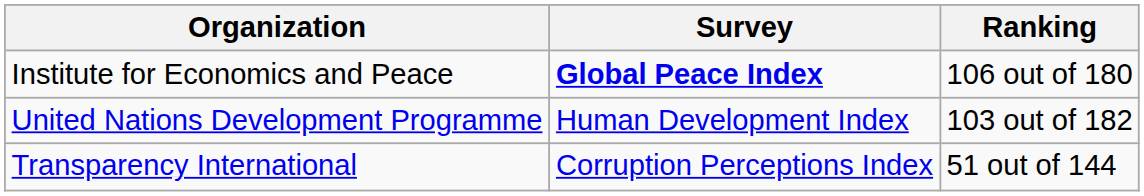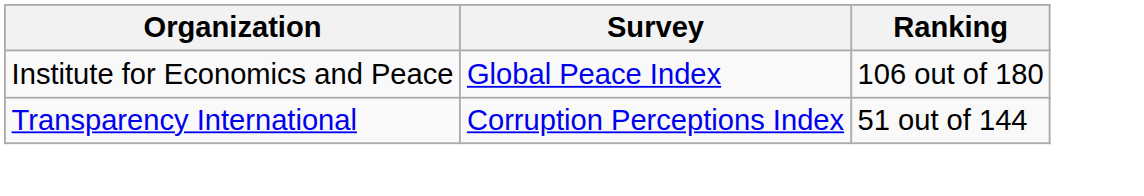(689, 73) bold -> (594, 73) normal
- row: (277, 119)
